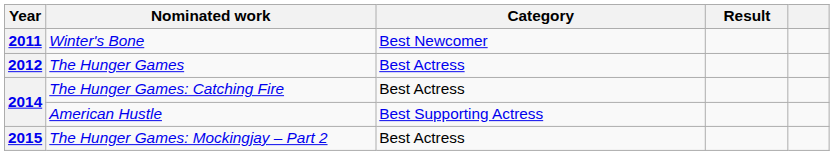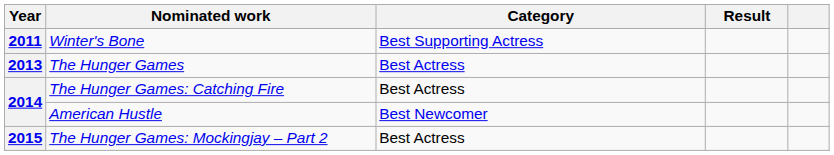(433, 41) Best Newcomer -> (461, 41) Best Supporting Actress
(25, 65) 2012 -> (25, 65) 2013
(461, 114) Best Supporting Actress -> (433, 114) Best Newcomer
